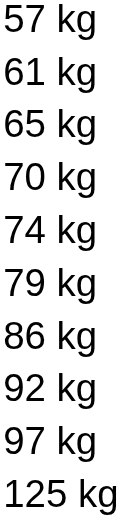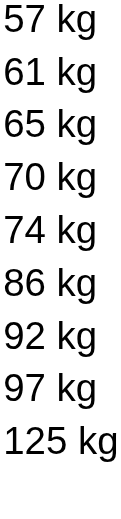- row: (50, 283)
